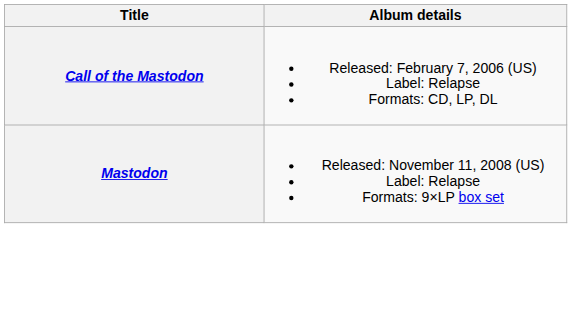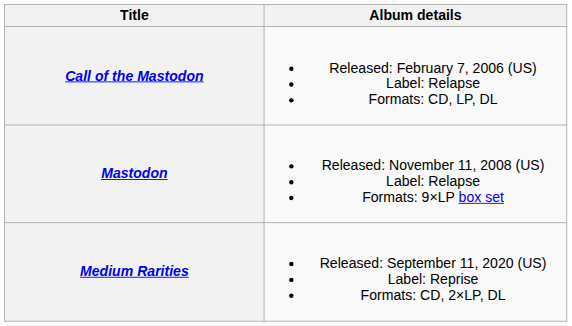+ row: (134, 271)
